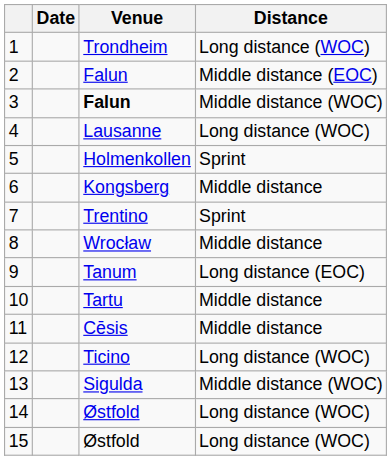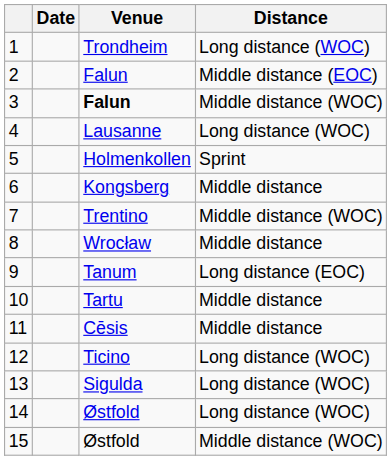(222, 215) Sprint -> (291, 215) Middle distance (WOC)
(291, 384) Middle distance (WOC) -> (284, 384) Long distance (WOC)
(284, 441) Long distance (WOC) -> (291, 441) Middle distance (WOC)
